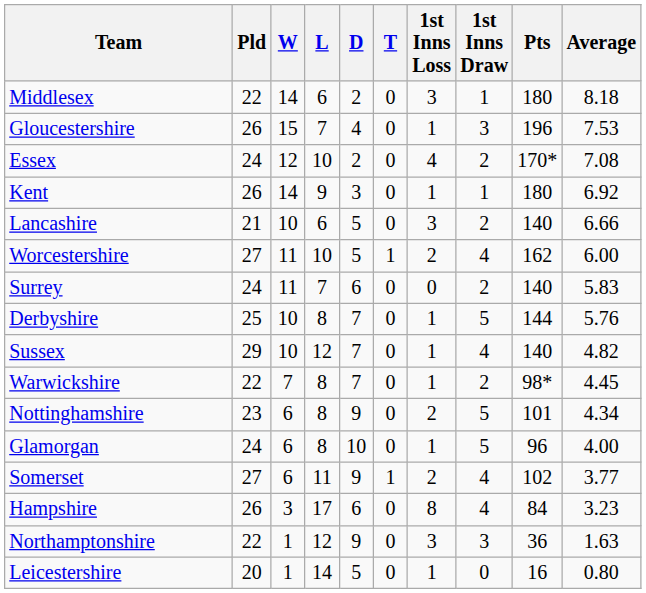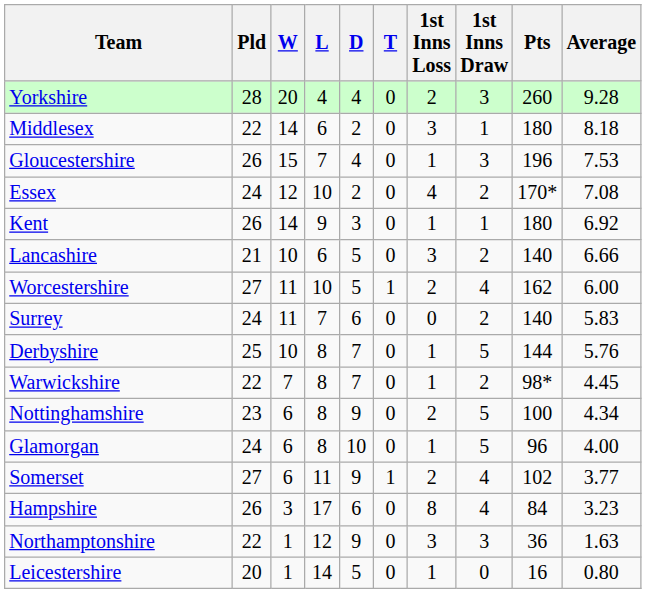+ row: (48, 97)
- row: (37, 350)
(537, 414) 101 -> (537, 414) 100
